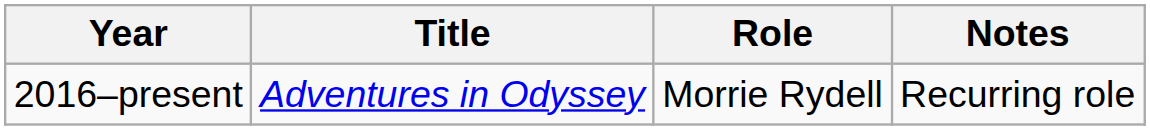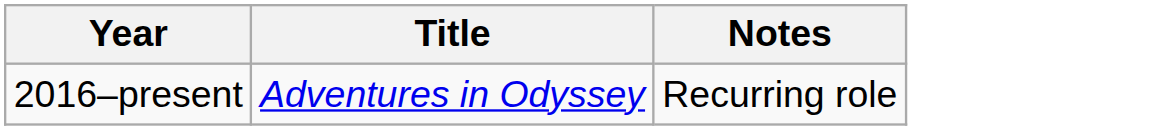- column: (773, 34)
